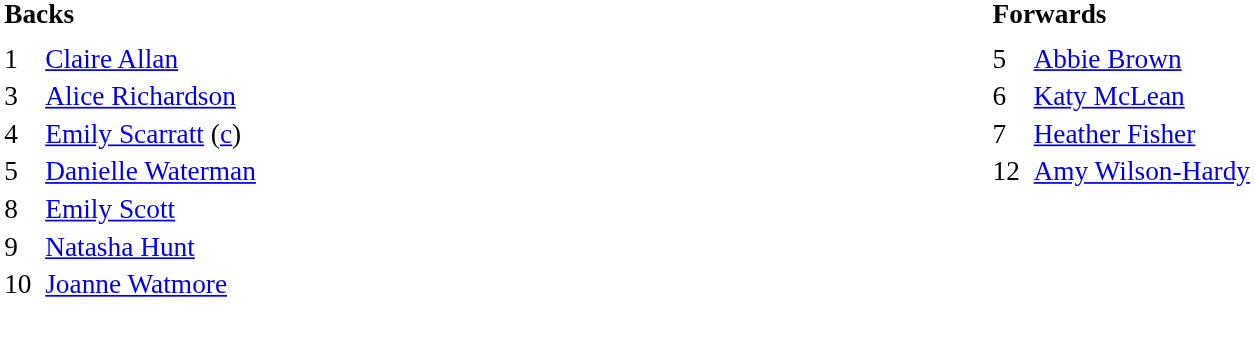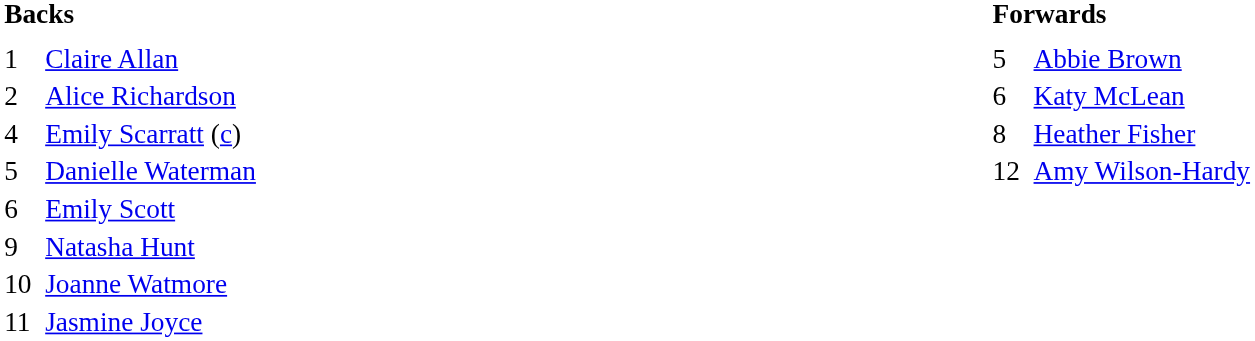(11, 96) 3 -> (11, 96) 2
(999, 133) 7 -> (999, 133) 8
(11, 209) 8 -> (11, 209) 6
+ row: (124, 321)
